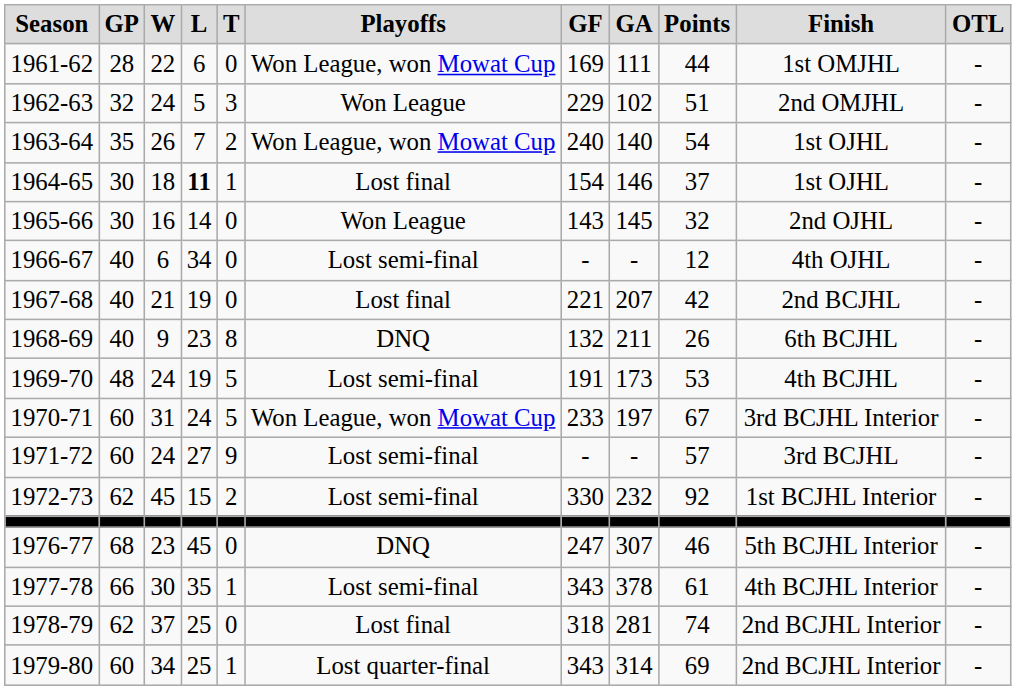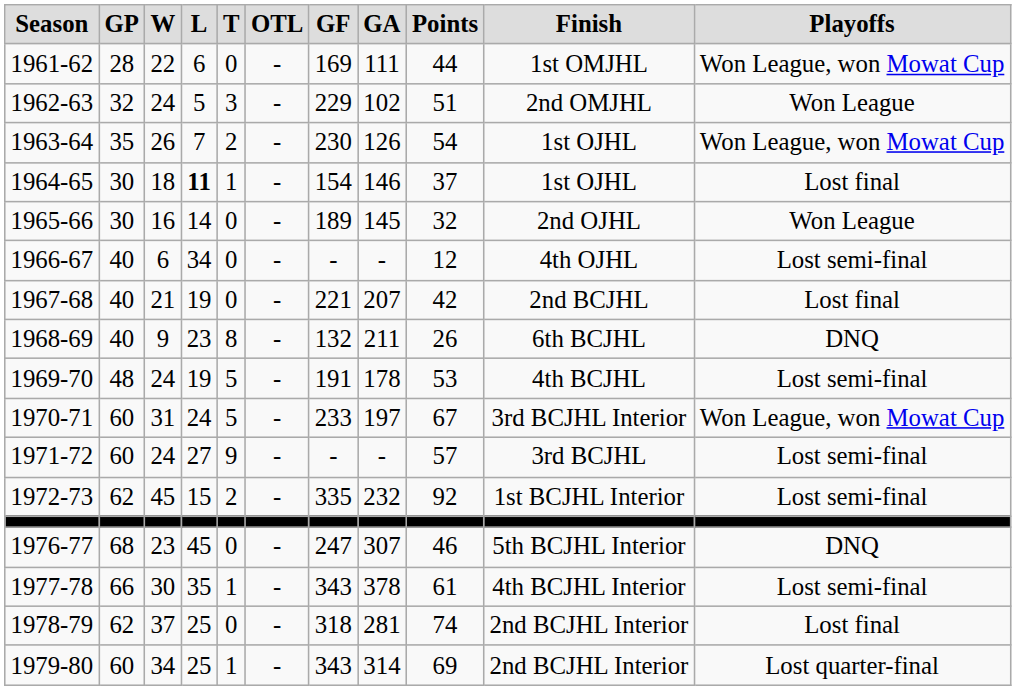columns swapped: (978, 24) <-> (403, 24)
(585, 142) 240 -> (333, 142) 230
(634, 142) 140 -> (382, 142) 126
(585, 220) 143 -> (333, 220) 189
(634, 378) 173 -> (382, 378) 178
(585, 496) 330 -> (333, 496) 335
